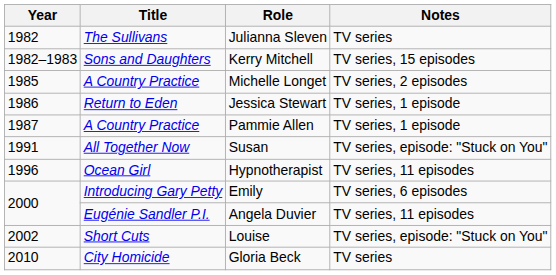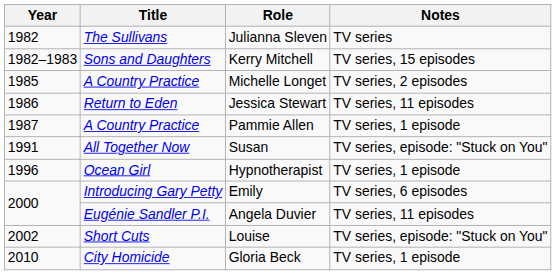(397, 103) TV series, 1 episode -> (404, 103) TV series, 11 episodes
(404, 170) TV series, 11 episodes -> (397, 170) TV series, 1 episode
(363, 258) TV series -> (397, 258) TV series, 1 episode
